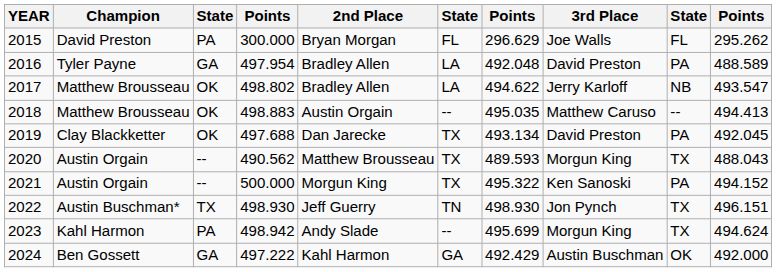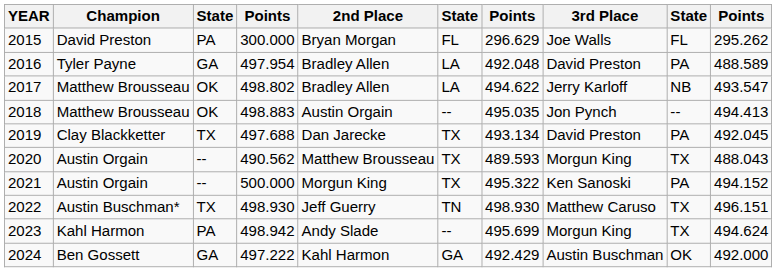(601, 111) Matthew Caruso -> (582, 111) Jon Pynch
(207, 135) OK -> (206, 135) TX
(582, 207) Jon Pynch -> (601, 207) Matthew Caruso
